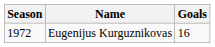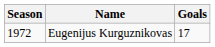(184, 33) 16 -> (184, 33) 17
